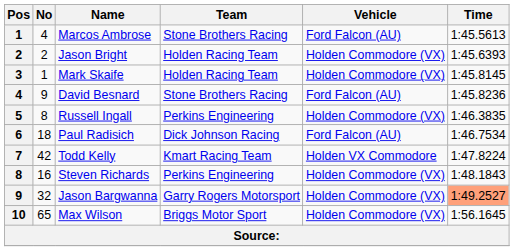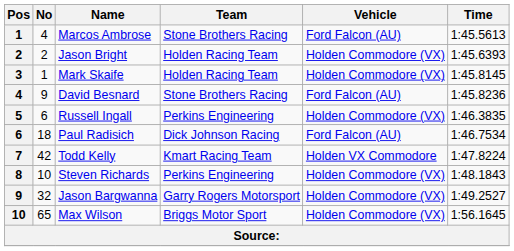(44, 115) 8 -> (44, 115) 6
(44, 175) 16 -> (44, 175) 10
(478, 195) lightsalmon background -> (478, 195) no background
